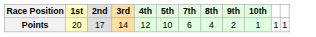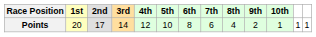+ column: (189, 11)
